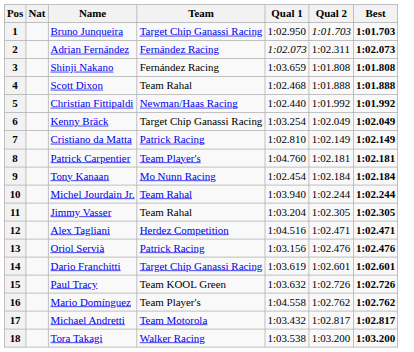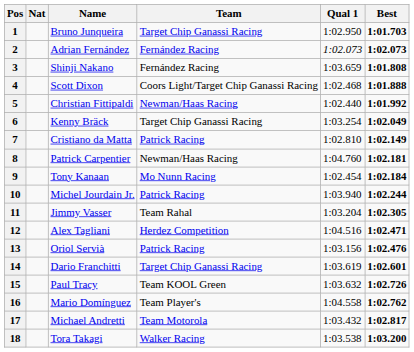- column: (331, 13)
(166, 85) Team Rahal -> (229, 85) Coors Light/Target Chip Ganassi Racing
(170, 158) Team Player's -> (189, 158) Newman/Haas Racing
(166, 194) Team Rahal -> (172, 194) Patrick Racing
